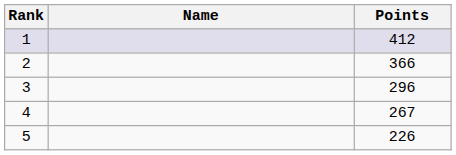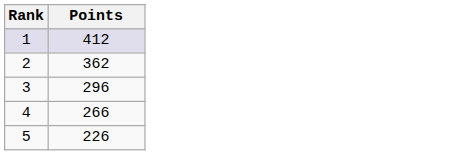- column: (201, 17)
(402, 65) 366 -> (96, 65) 362
(402, 114) 267 -> (96, 114) 266
